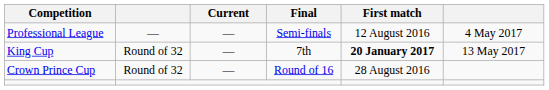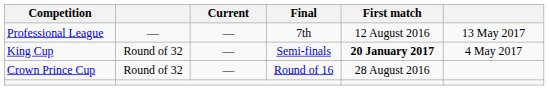(304, 32) Semi-finals -> (304, 32) 7th
(494, 32) 4 May 2017 -> (494, 32) 13 May 2017
(304, 51) 7th -> (304, 51) Semi-finals
(494, 51) 13 May 2017 -> (494, 51) 4 May 2017
